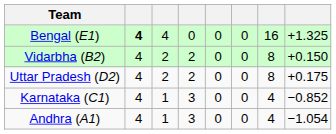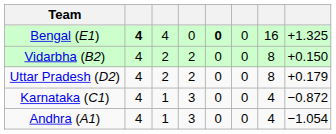(218, 35) normal -> (218, 35) bold
(308, 77) +0.175 -> (308, 77) +0.179
(308, 98) −0.852 -> (308, 98) −0.872
